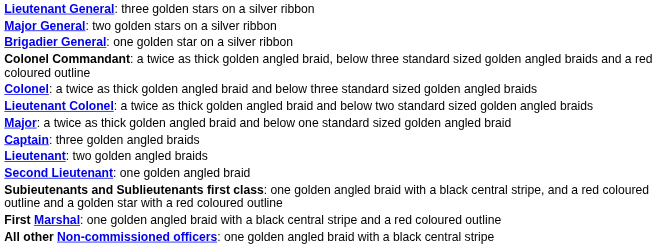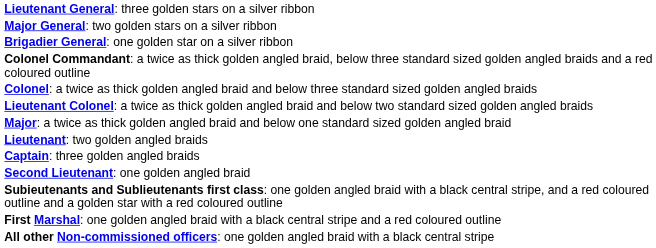rows swapped: (102, 139) <-> (106, 156)
